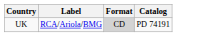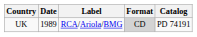+ column: (48, 10)
